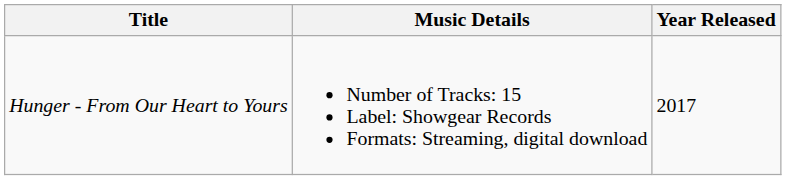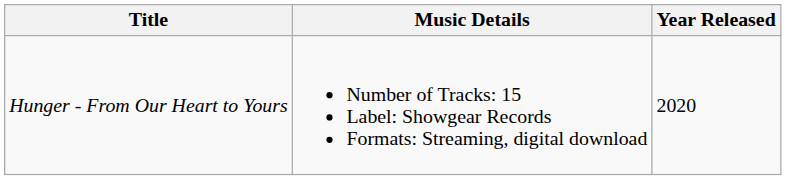(676, 105) 2017 -> (676, 105) 2020
